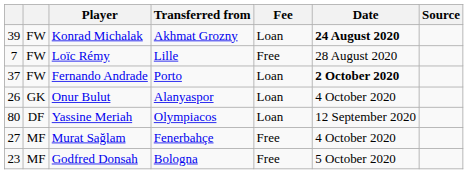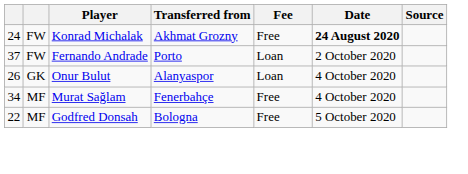(14, 35) 39 -> (14, 35) 24
(270, 35) Loan -> (268, 35) Free
- row: (81, 55)
(357, 76) bold -> (356, 55) normal
- row: (92, 117)
(14, 138) 27 -> (14, 96) 34
(14, 158) 23 -> (14, 117) 22
